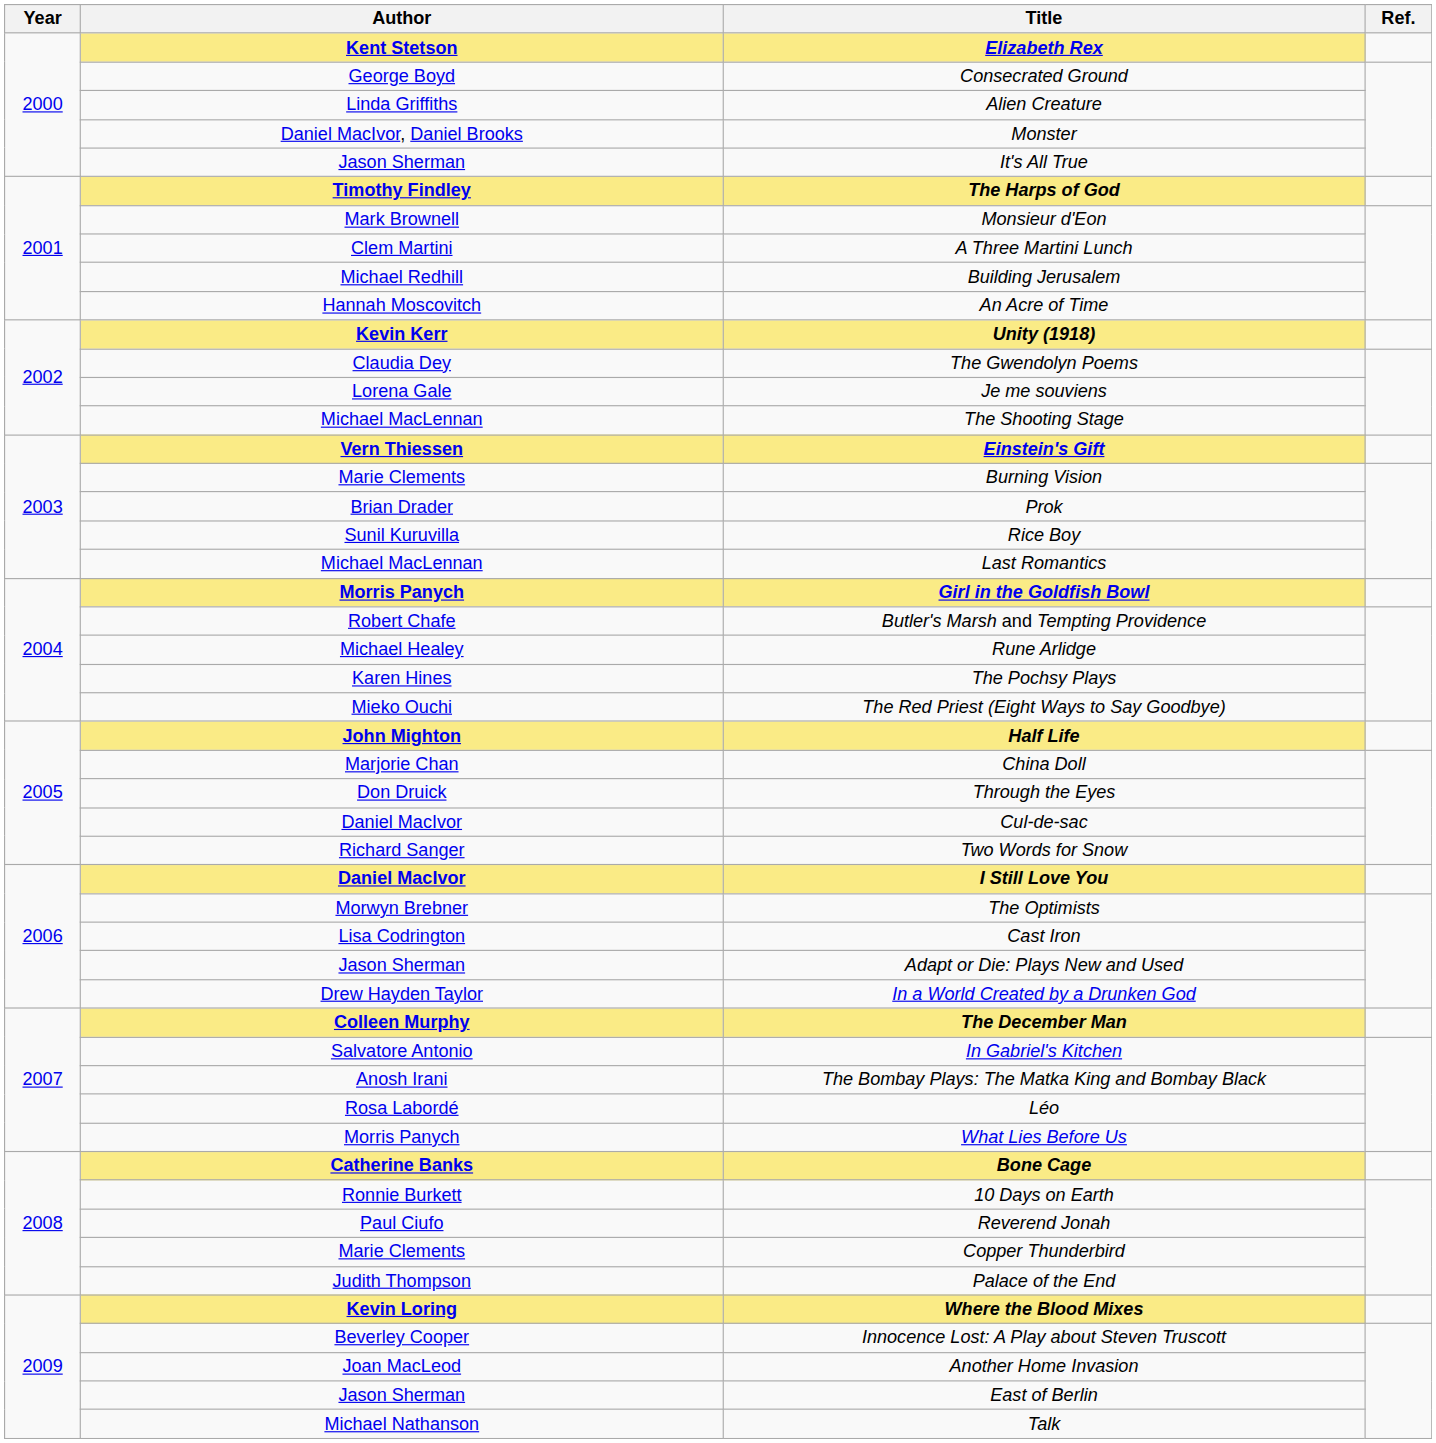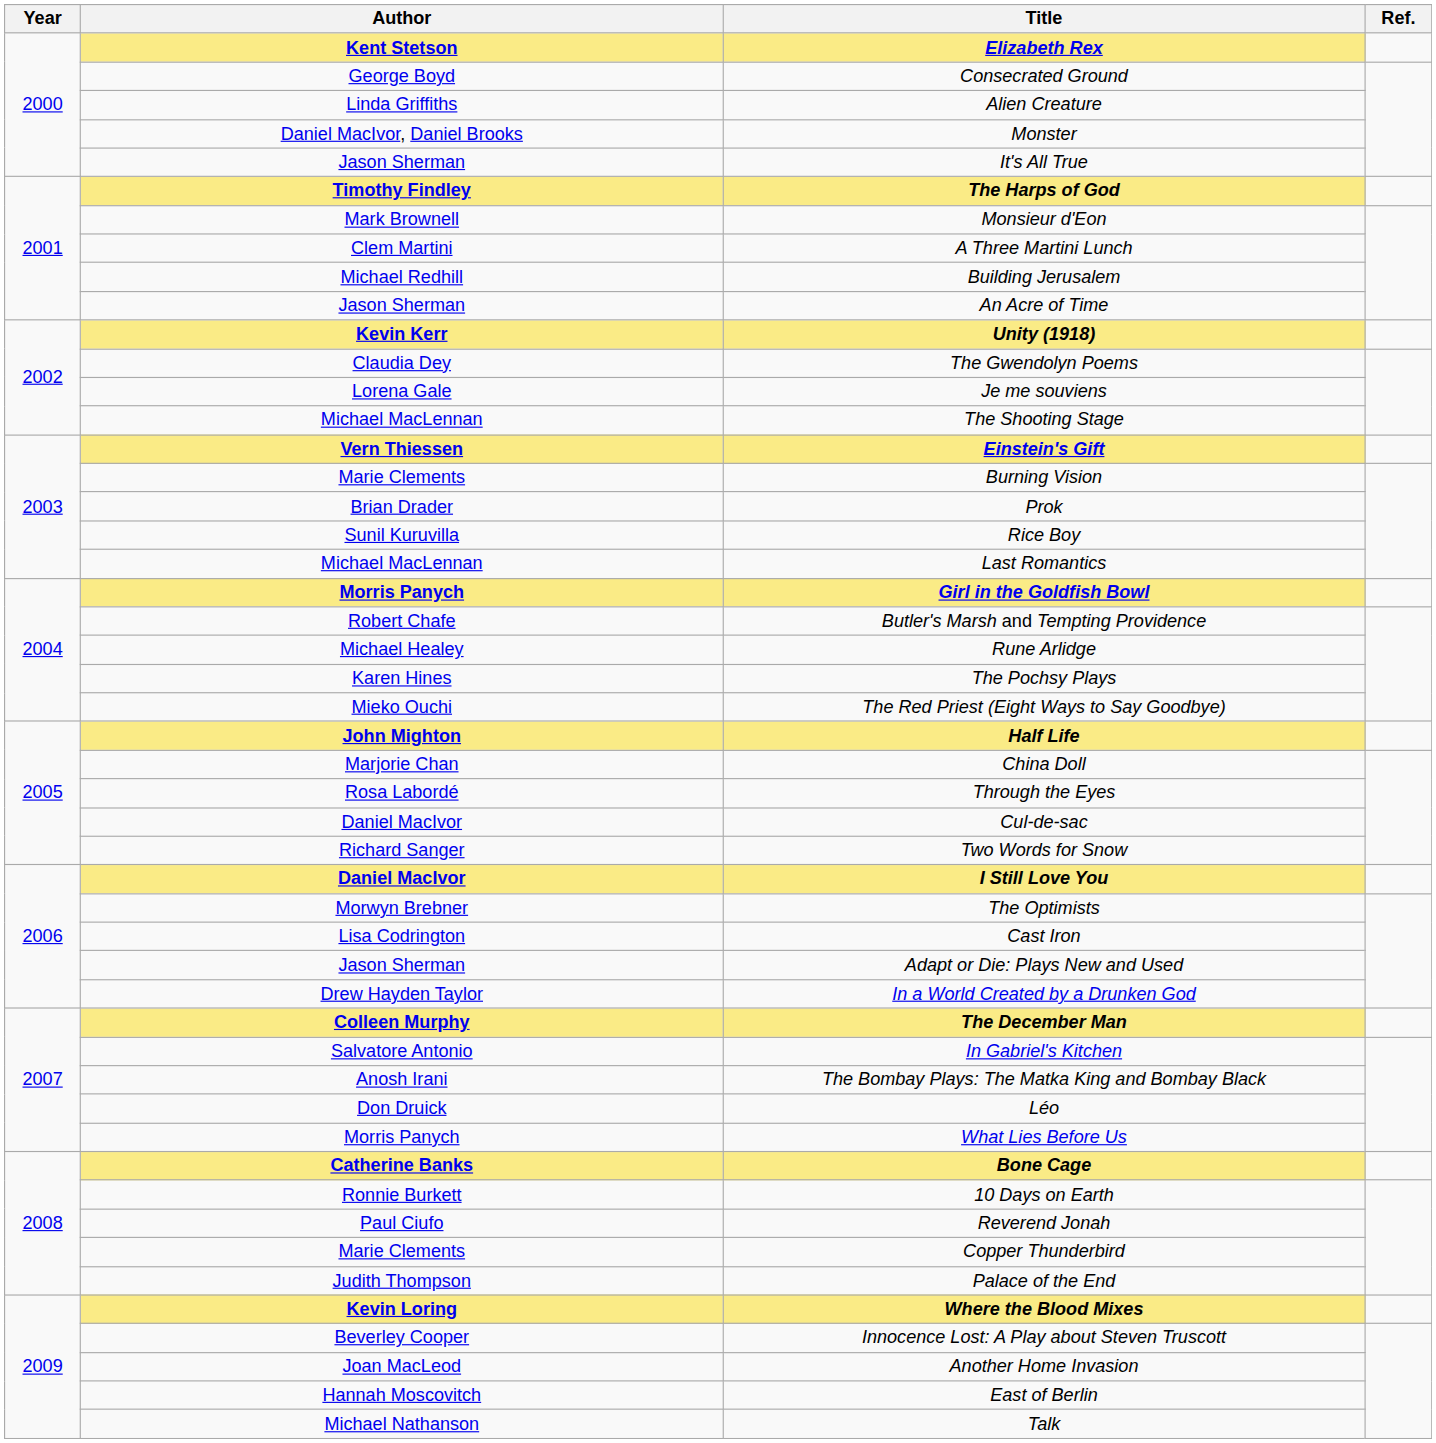(402, 305) Hannah Moscovitch -> (402, 305) Jason Sherman
(402, 793) Don Druick -> (402, 793) Rosa Labordé
(402, 1108) Rosa Labordé -> (402, 1108) Don Druick
(402, 1395) Jason Sherman -> (402, 1395) Hannah Moscovitch
